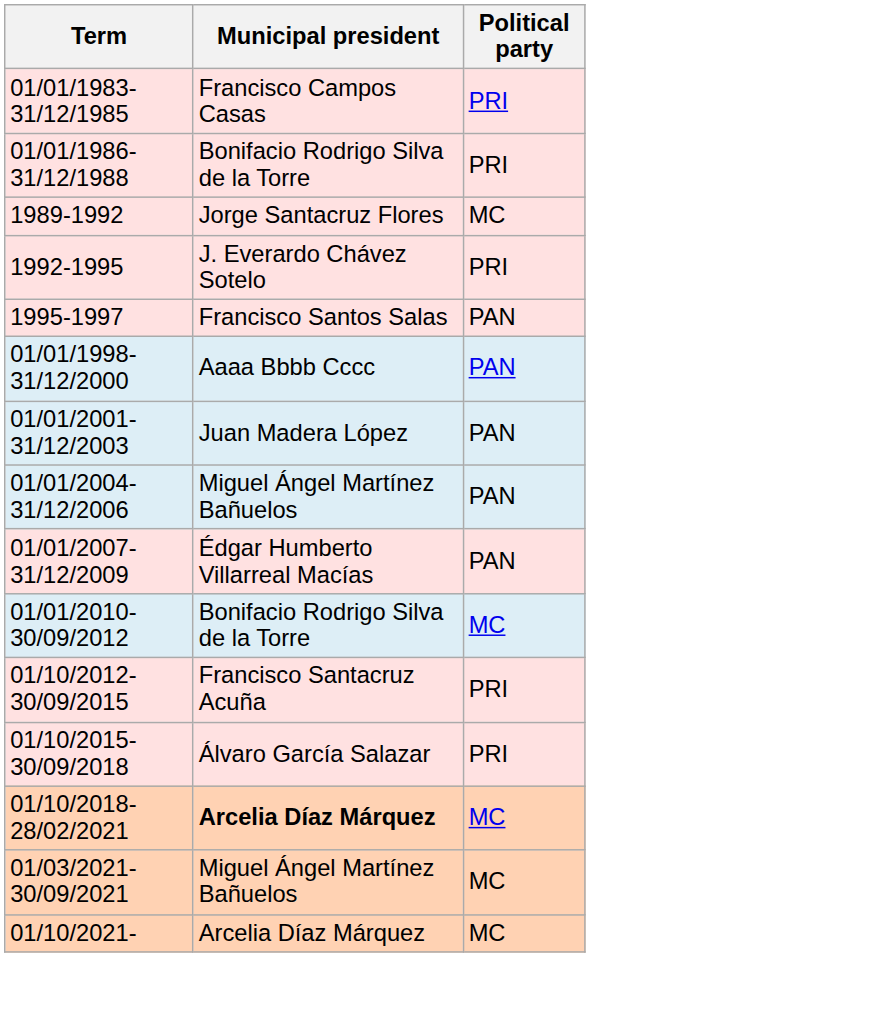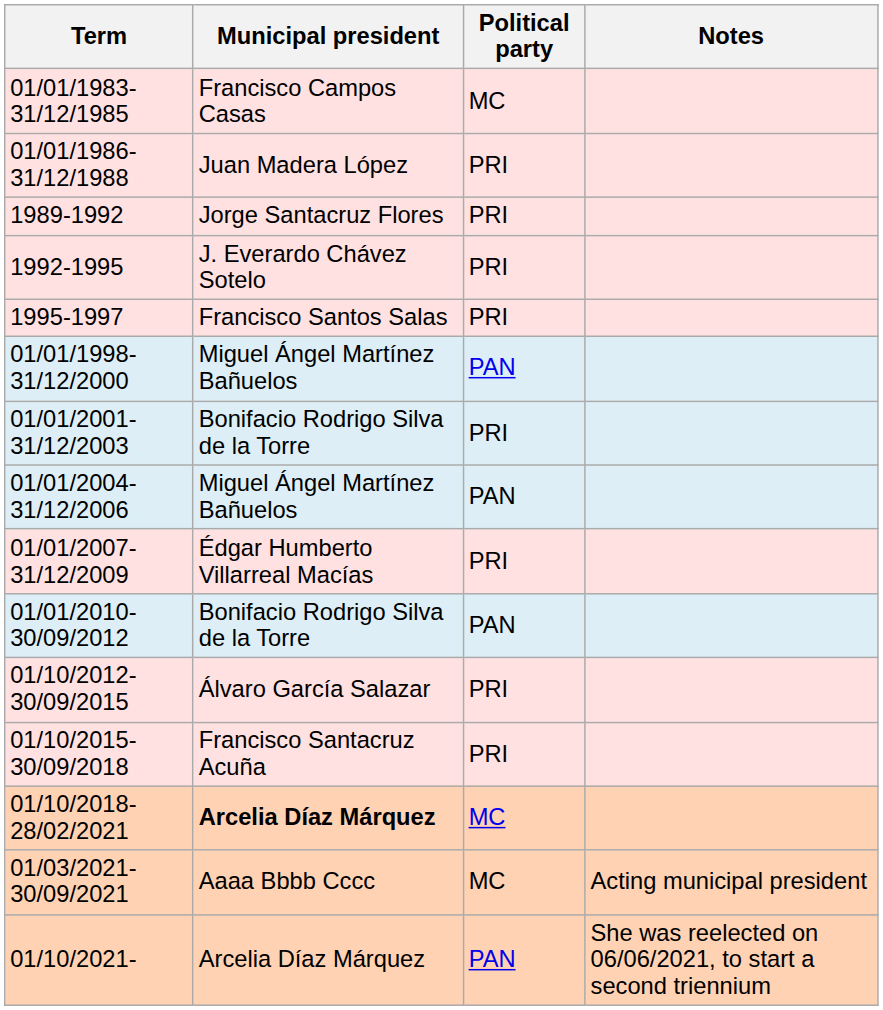+ column: (731, 36)
(488, 100) PRI -> (487, 100) MC
(321, 164) Bonifacio Rodrigo Silva de la Torre -> (303, 164) Juan Madera López
(487, 215) MC -> (488, 215) PRI
(492, 317) PAN -> (488, 317) PRI
(287, 368) Aaaa Bbbb Cccc -> (317, 368) Miguel Ángel Martínez Bañuelos
(303, 432) Juan Madera López -> (321, 432) Bonifacio Rodrigo Silva de la Torre
(492, 432) PAN -> (488, 432) PRI
(492, 561) PAN -> (488, 561) PRI
(487, 625) MC -> (492, 625) PAN
(307, 689) Francisco Santacruz Acuña -> (315, 689) Álvaro García Salazar
(315, 753) Álvaro García Salazar -> (307, 753) Francisco Santacruz Acuña
(317, 882) Miguel Ángel Martínez Bañuelos -> (287, 882) Aaaa Bbbb Cccc
(487, 932) MC -> (492, 959) PAN
